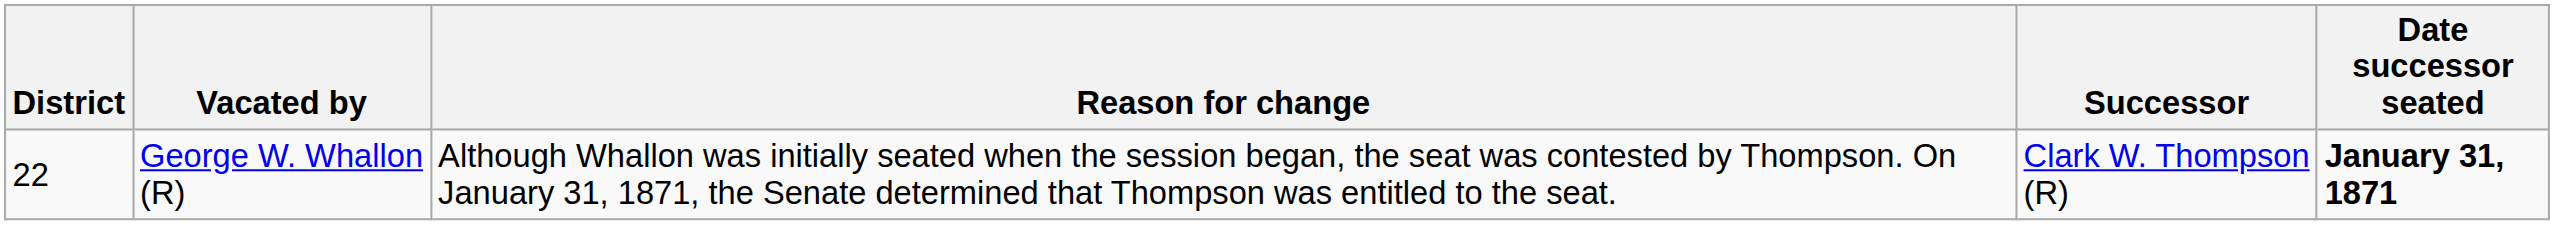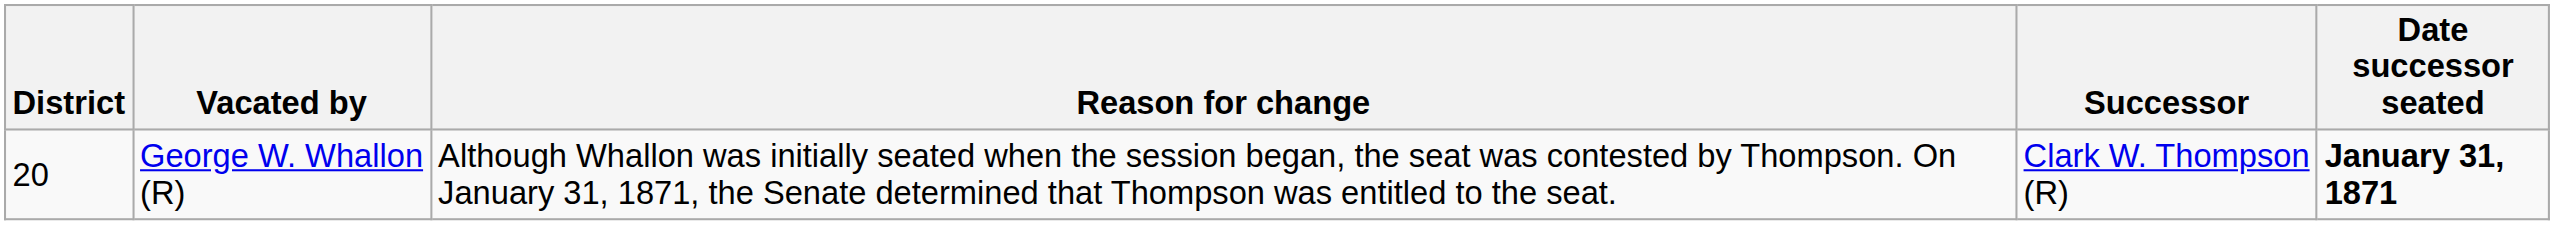(31, 173) 22 -> (31, 173) 20
